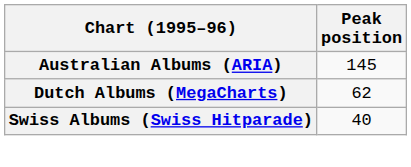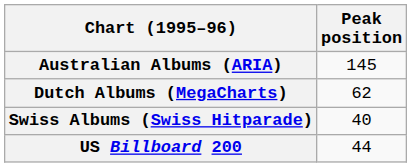+ row: (161, 148)
